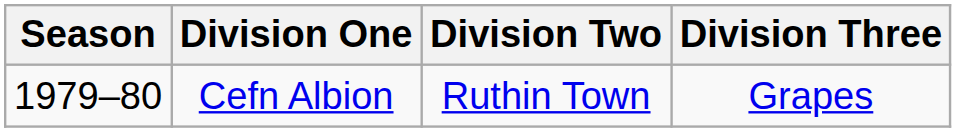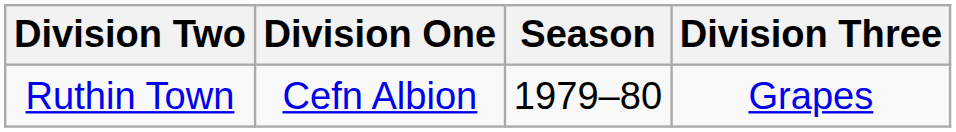columns swapped: (88, 34) <-> (546, 34)
